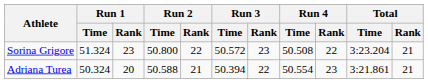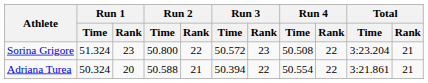(331, 69) 23 -> (331, 69) 22
